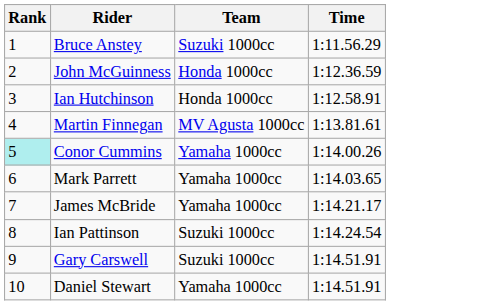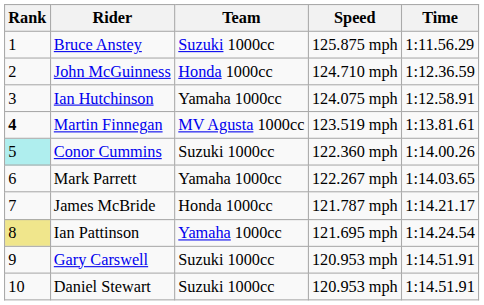+ column: (355, 18)
(225, 98) Honda 1000cc -> (230, 98) Yamaha 1000cc
(12, 125) normal -> (12, 125) bold
(230, 152) Yamaha 1000cc -> (226, 152) Suzuki 1000cc
(230, 205) Yamaha 1000cc -> (225, 205) Honda 1000cc
(12, 232) no background -> (12, 232) khaki background
(226, 232) Suzuki 1000cc -> (230, 232) Yamaha 1000cc
(230, 286) Yamaha 1000cc -> (226, 286) Suzuki 1000cc
